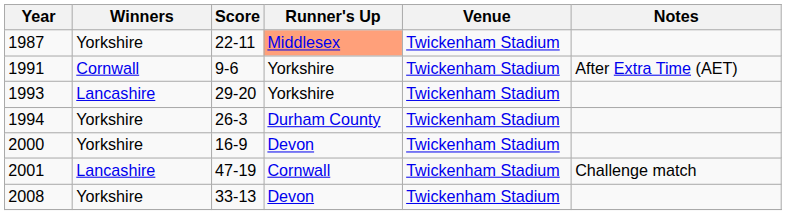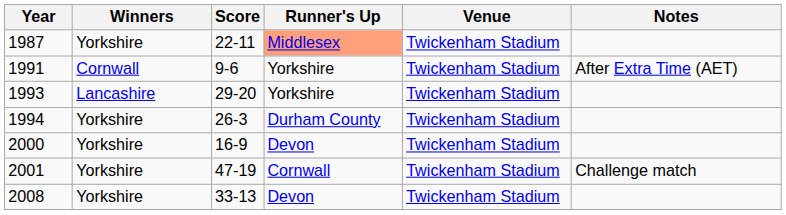(116, 171) Lancashire -> (110, 171) Yorkshire
